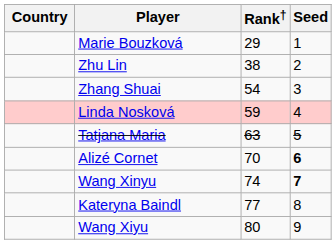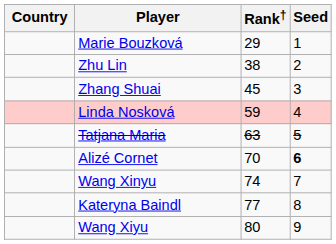(252, 89) 54 -> (252, 89) 45
(297, 181) bold -> (297, 181) normal
